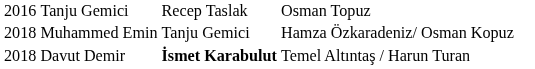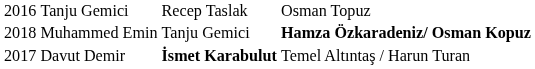(397, 33) normal -> (406, 33) bold
(20, 55) 2018 -> (20, 55) 2017
